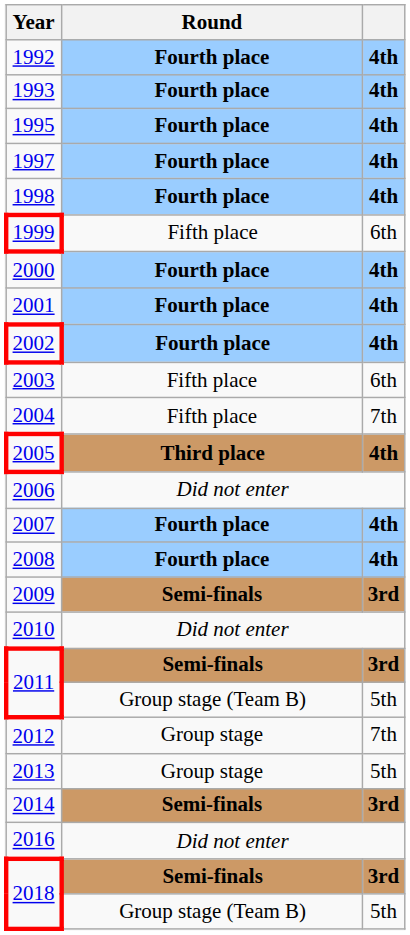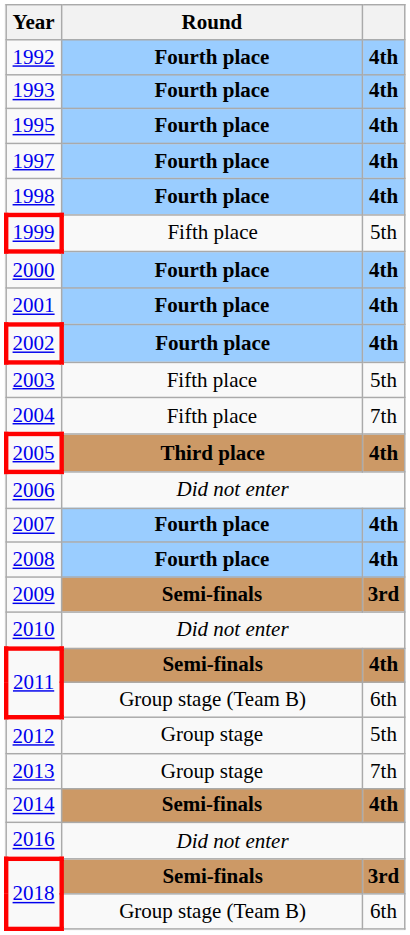(384, 233) 6th -> (384, 233) 5th
(384, 379) 6th -> (384, 379) 5th
(384, 665) 3rd -> (384, 665) 4th
(384, 700) 5th -> (384, 700) 6th
(384, 735) 7th -> (384, 735) 5th
(384, 770) 5th -> (384, 770) 7th
(384, 805) 3rd -> (384, 805) 4th
(384, 911) 5th -> (384, 911) 6th
